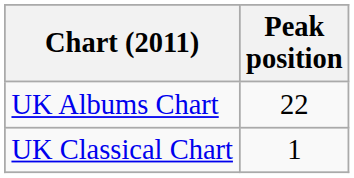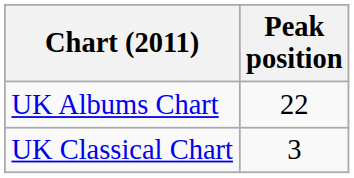(294, 149) 1 -> (294, 149) 3
